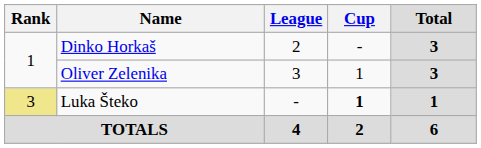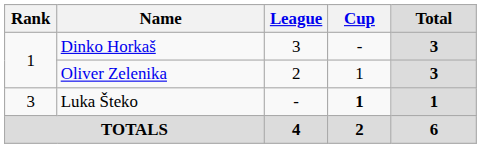(296, 46) 2 -> (296, 46) 3
(296, 74) 3 -> (296, 74) 2
(31, 102) khaki background -> (31, 102) no background
